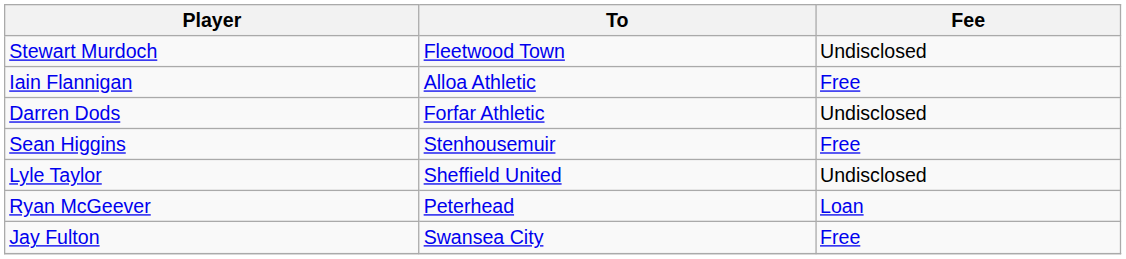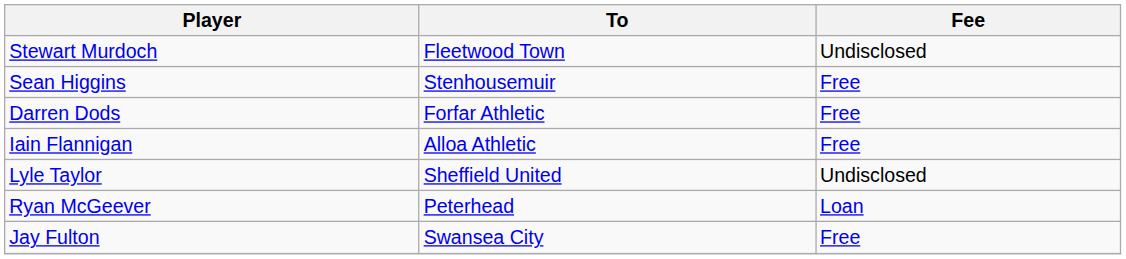rows swapped: (71, 82) <-> (67, 145)
(873, 113) Undisclosed -> (840, 113) Free
